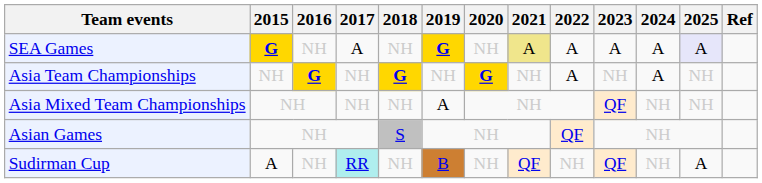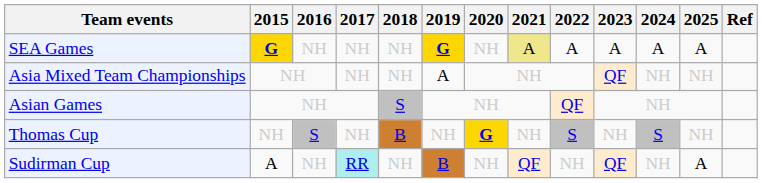(357, 47) A -> (357, 47) NH
(701, 47) lavender background -> (701, 47) no background
- row: (102, 76)
+ row: (53, 134)
